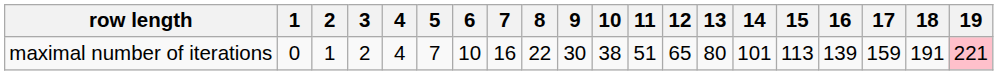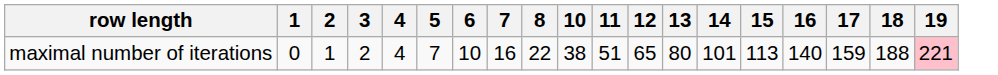- column: (575, 20)
(840, 53) 139 -> (805, 53) 140
(927, 53) 191 -> (892, 53) 188
